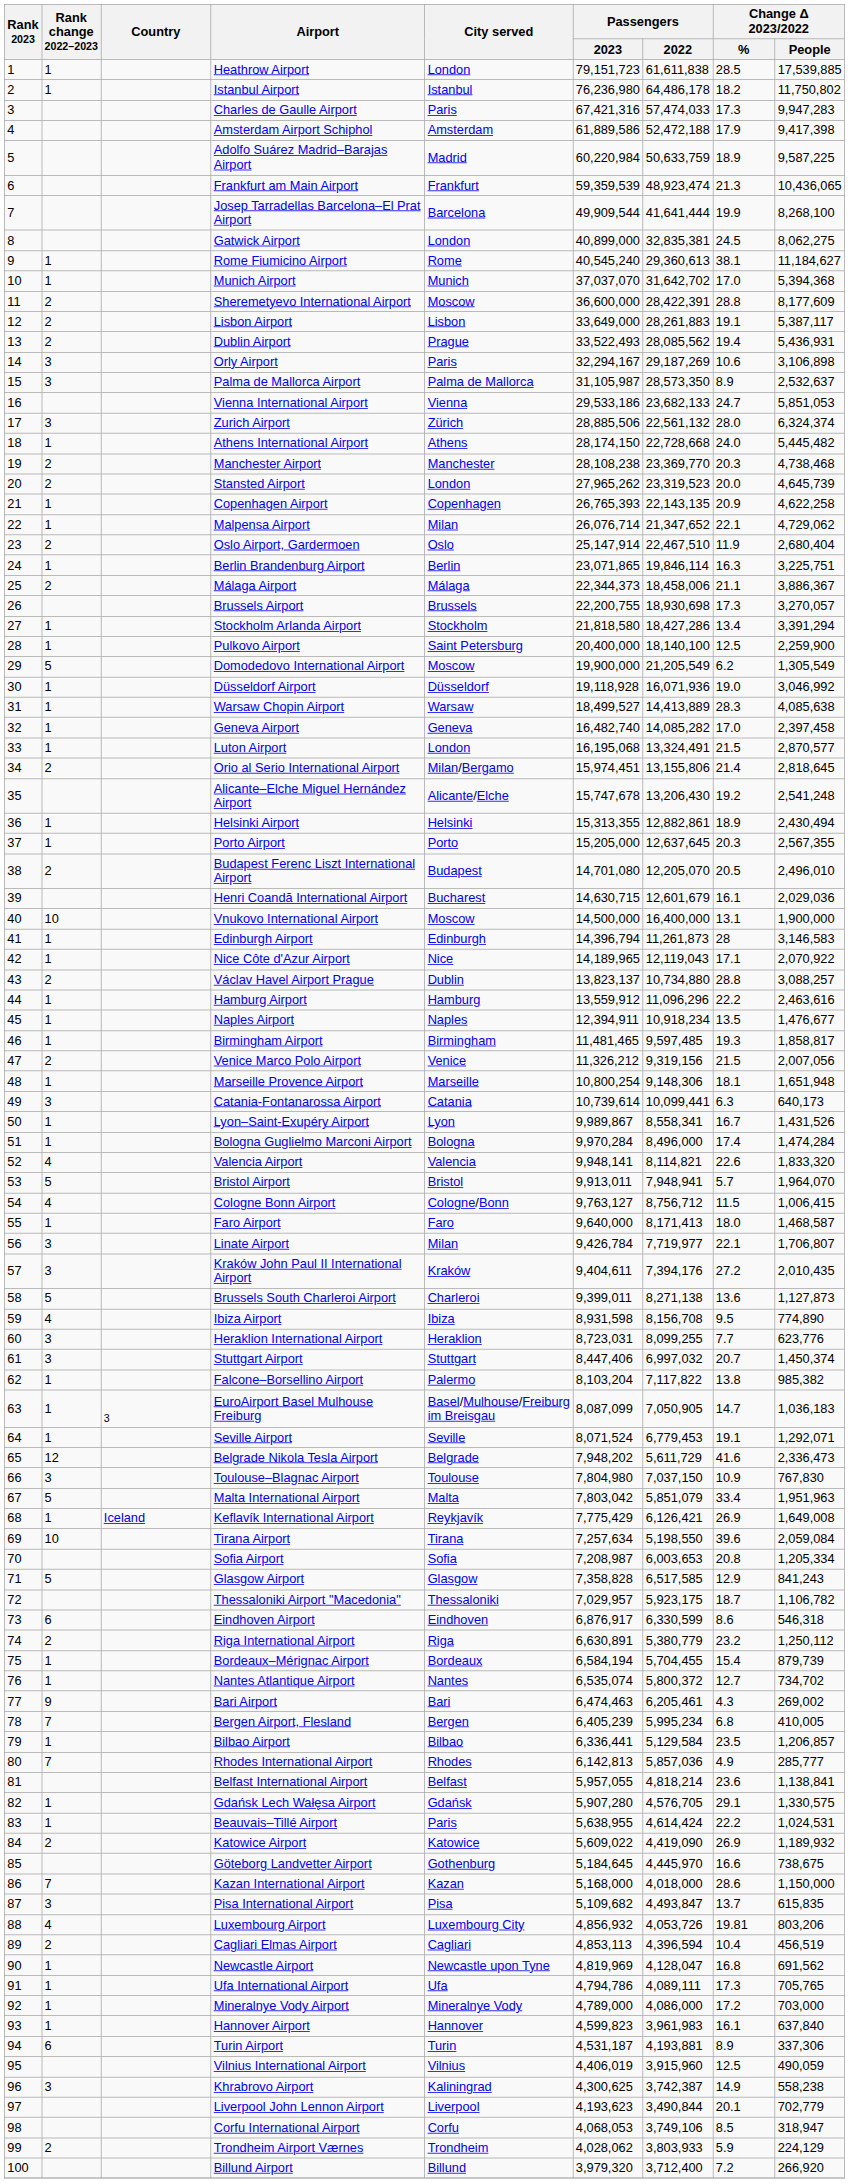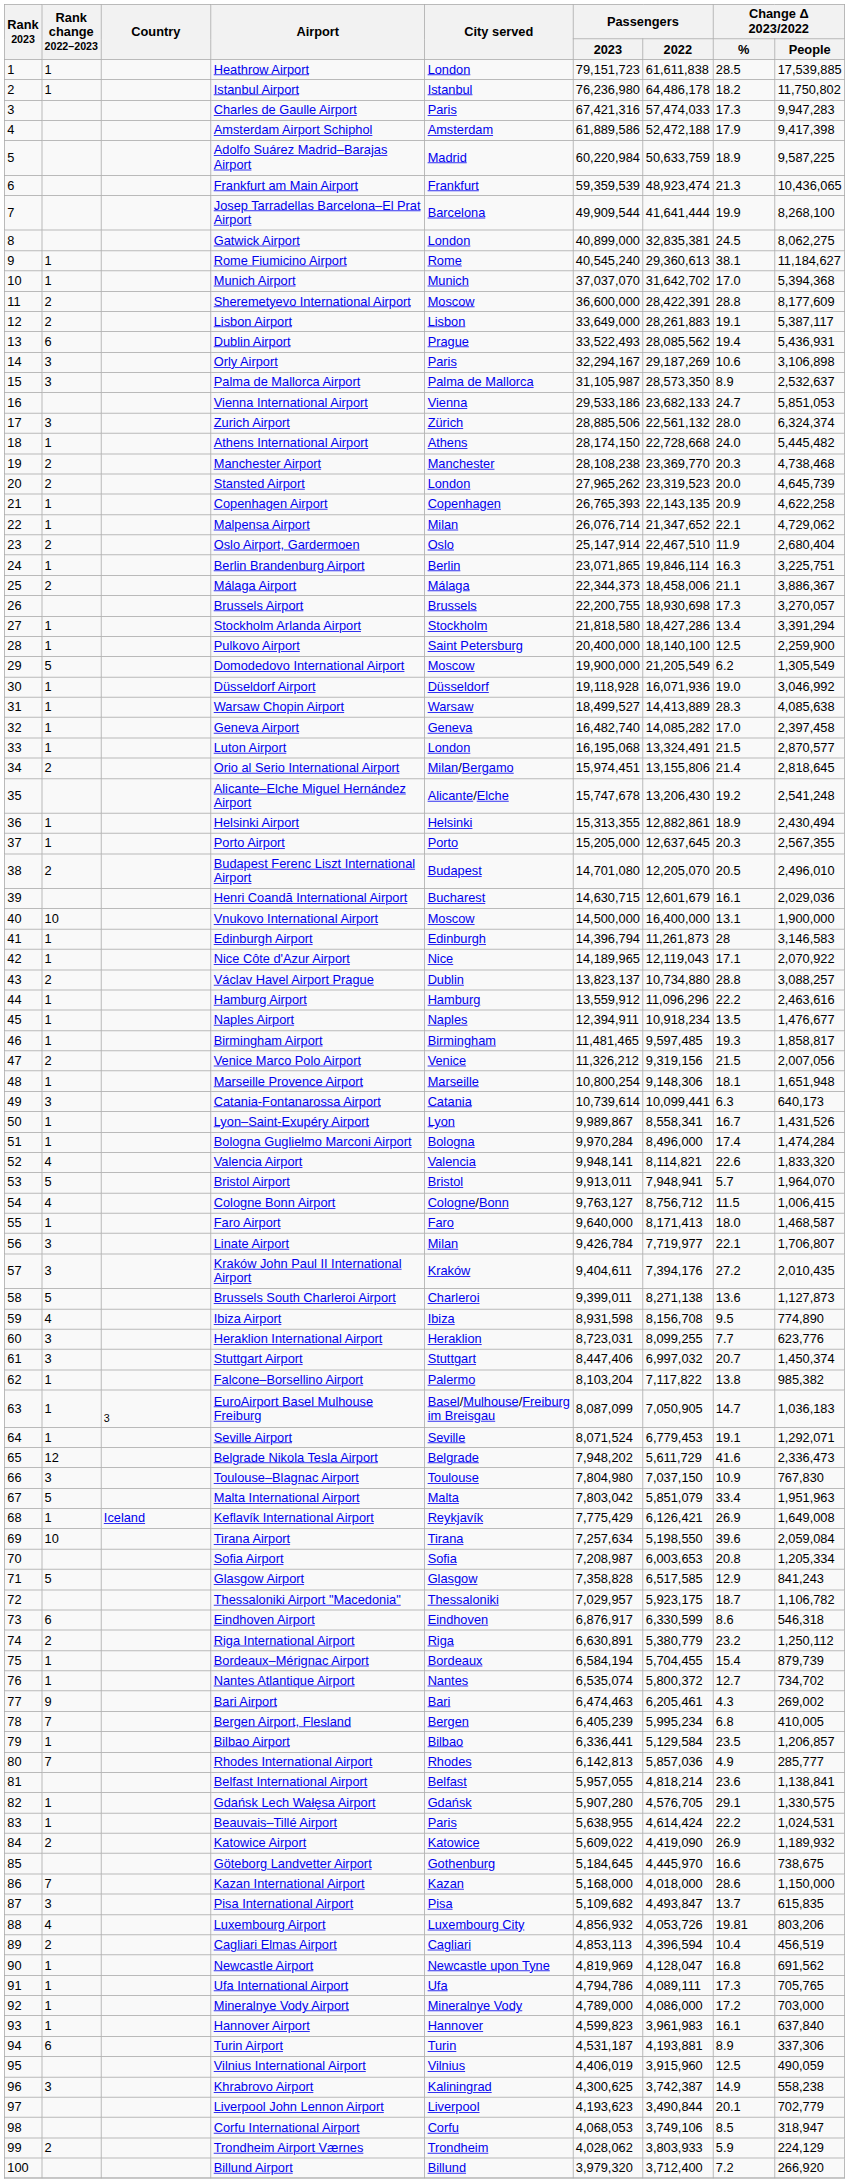(48, 342) 2 -> (48, 342) 6
